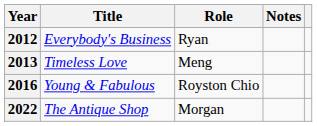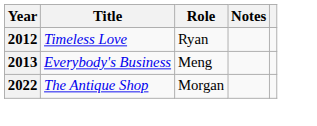(108, 39) Everybody's Business -> (86, 39) Timeless Love
(86, 62) Timeless Love -> (108, 62) Everybody's Business
- row: (23, 86)
